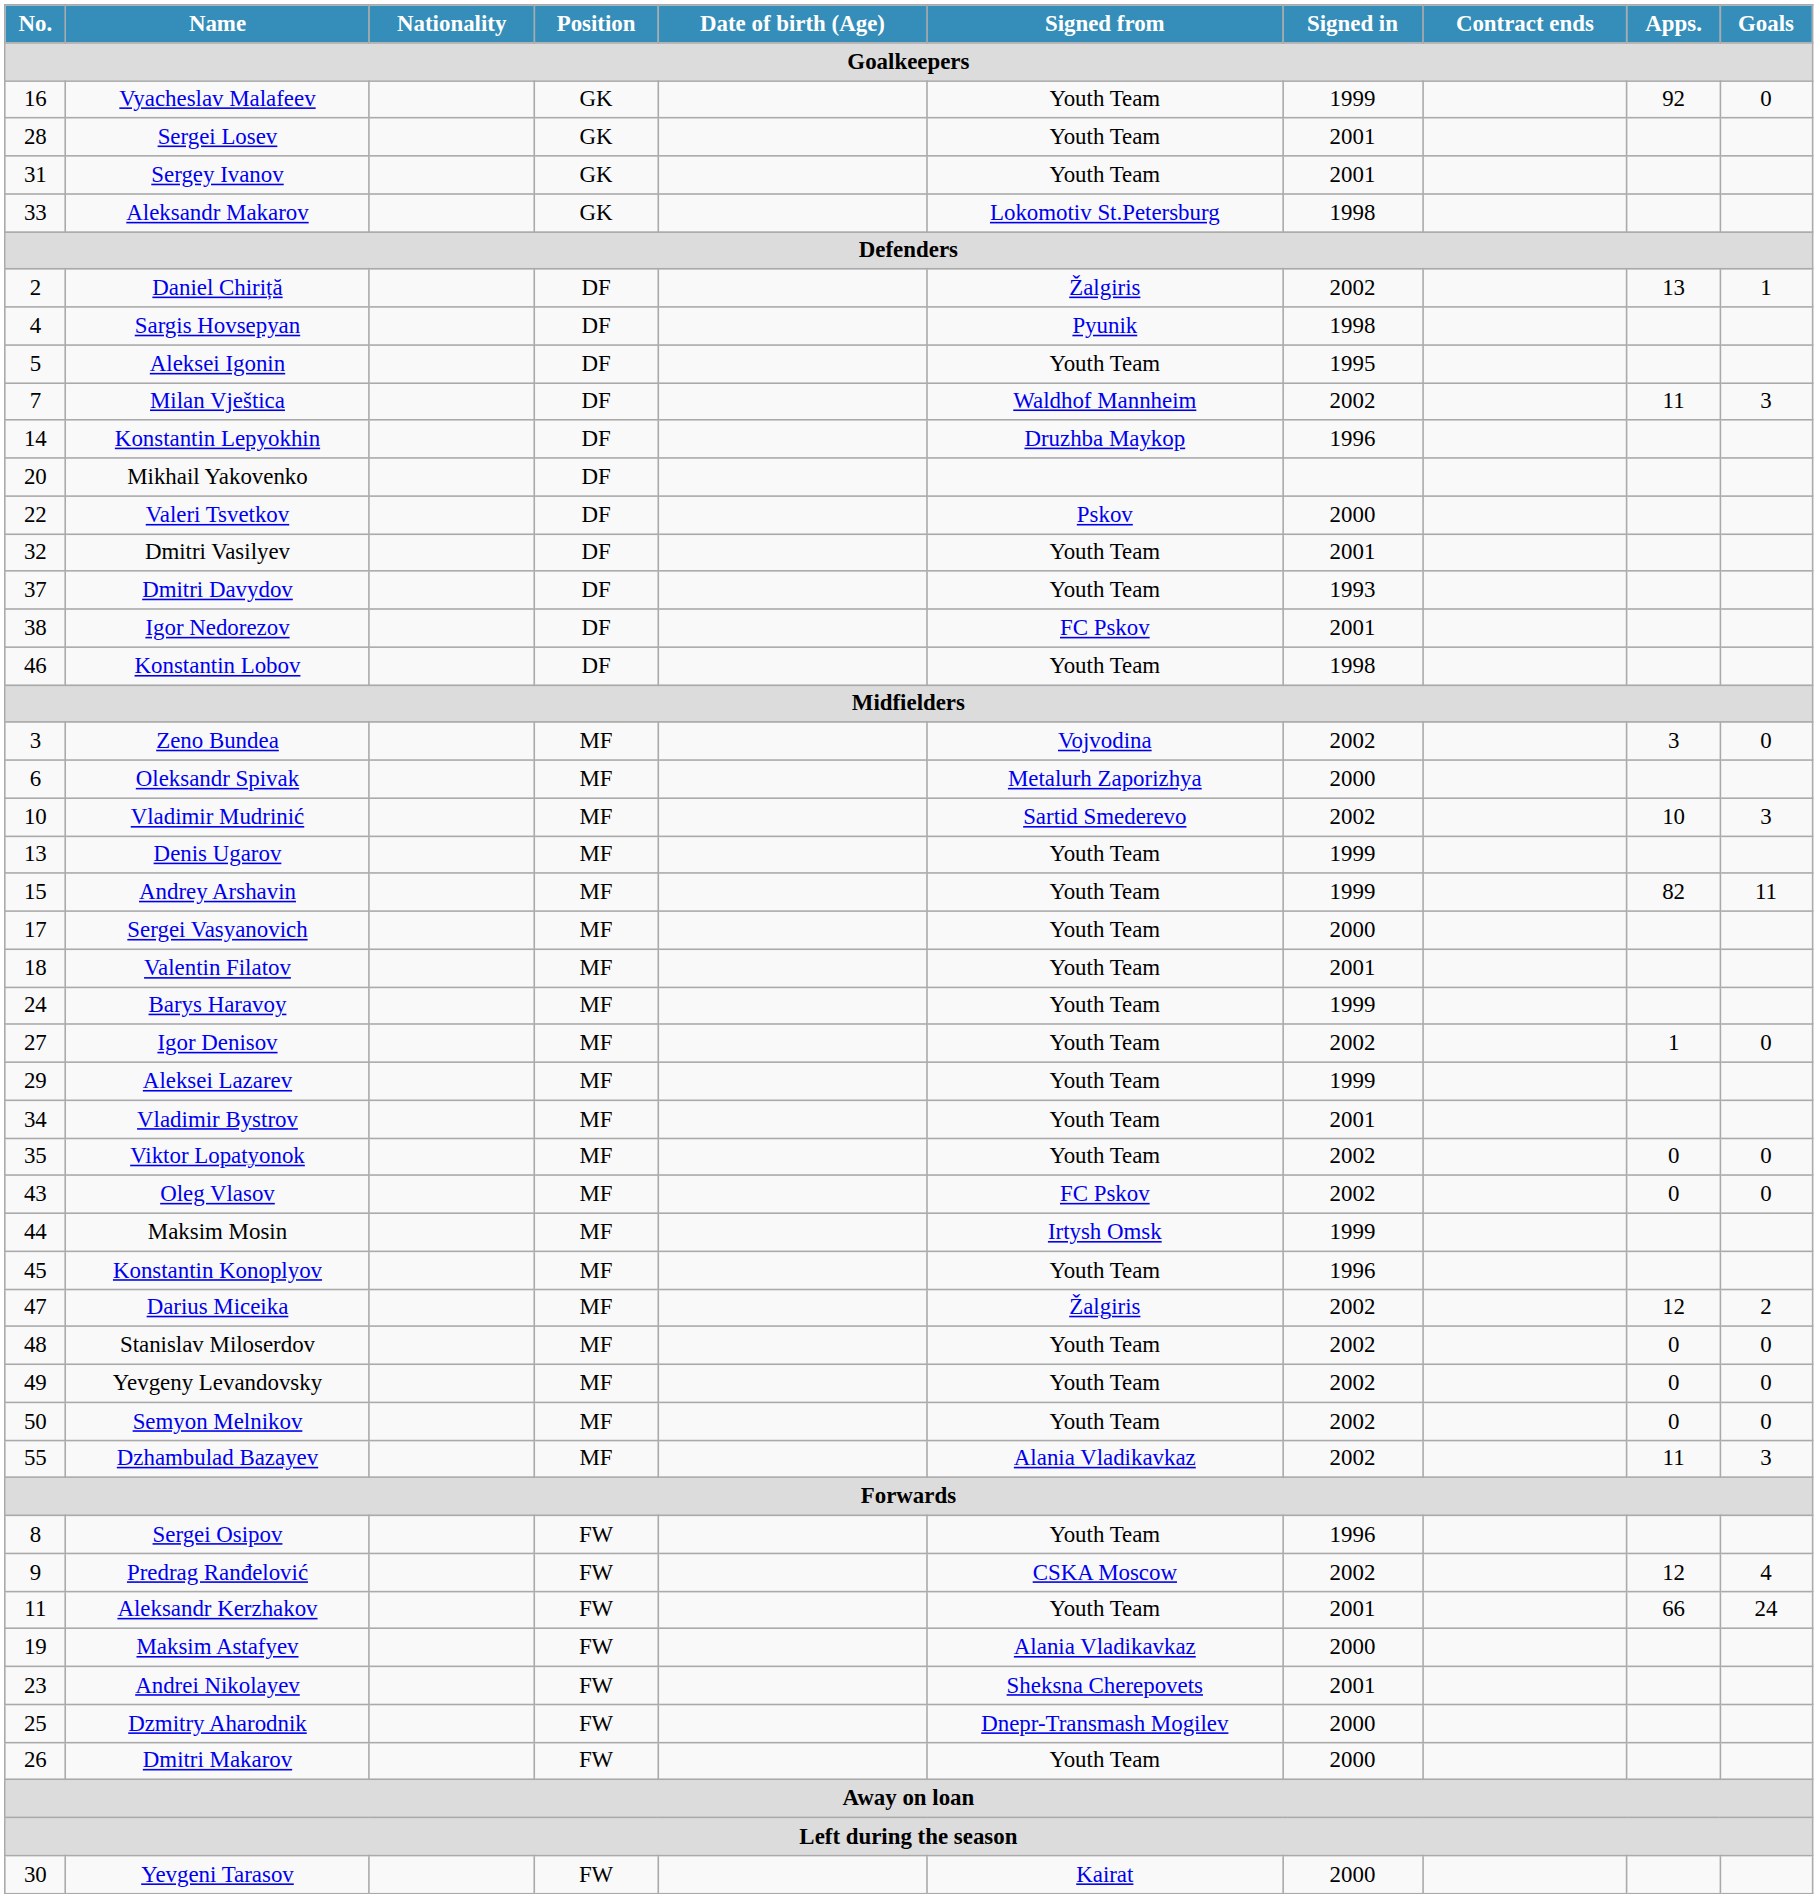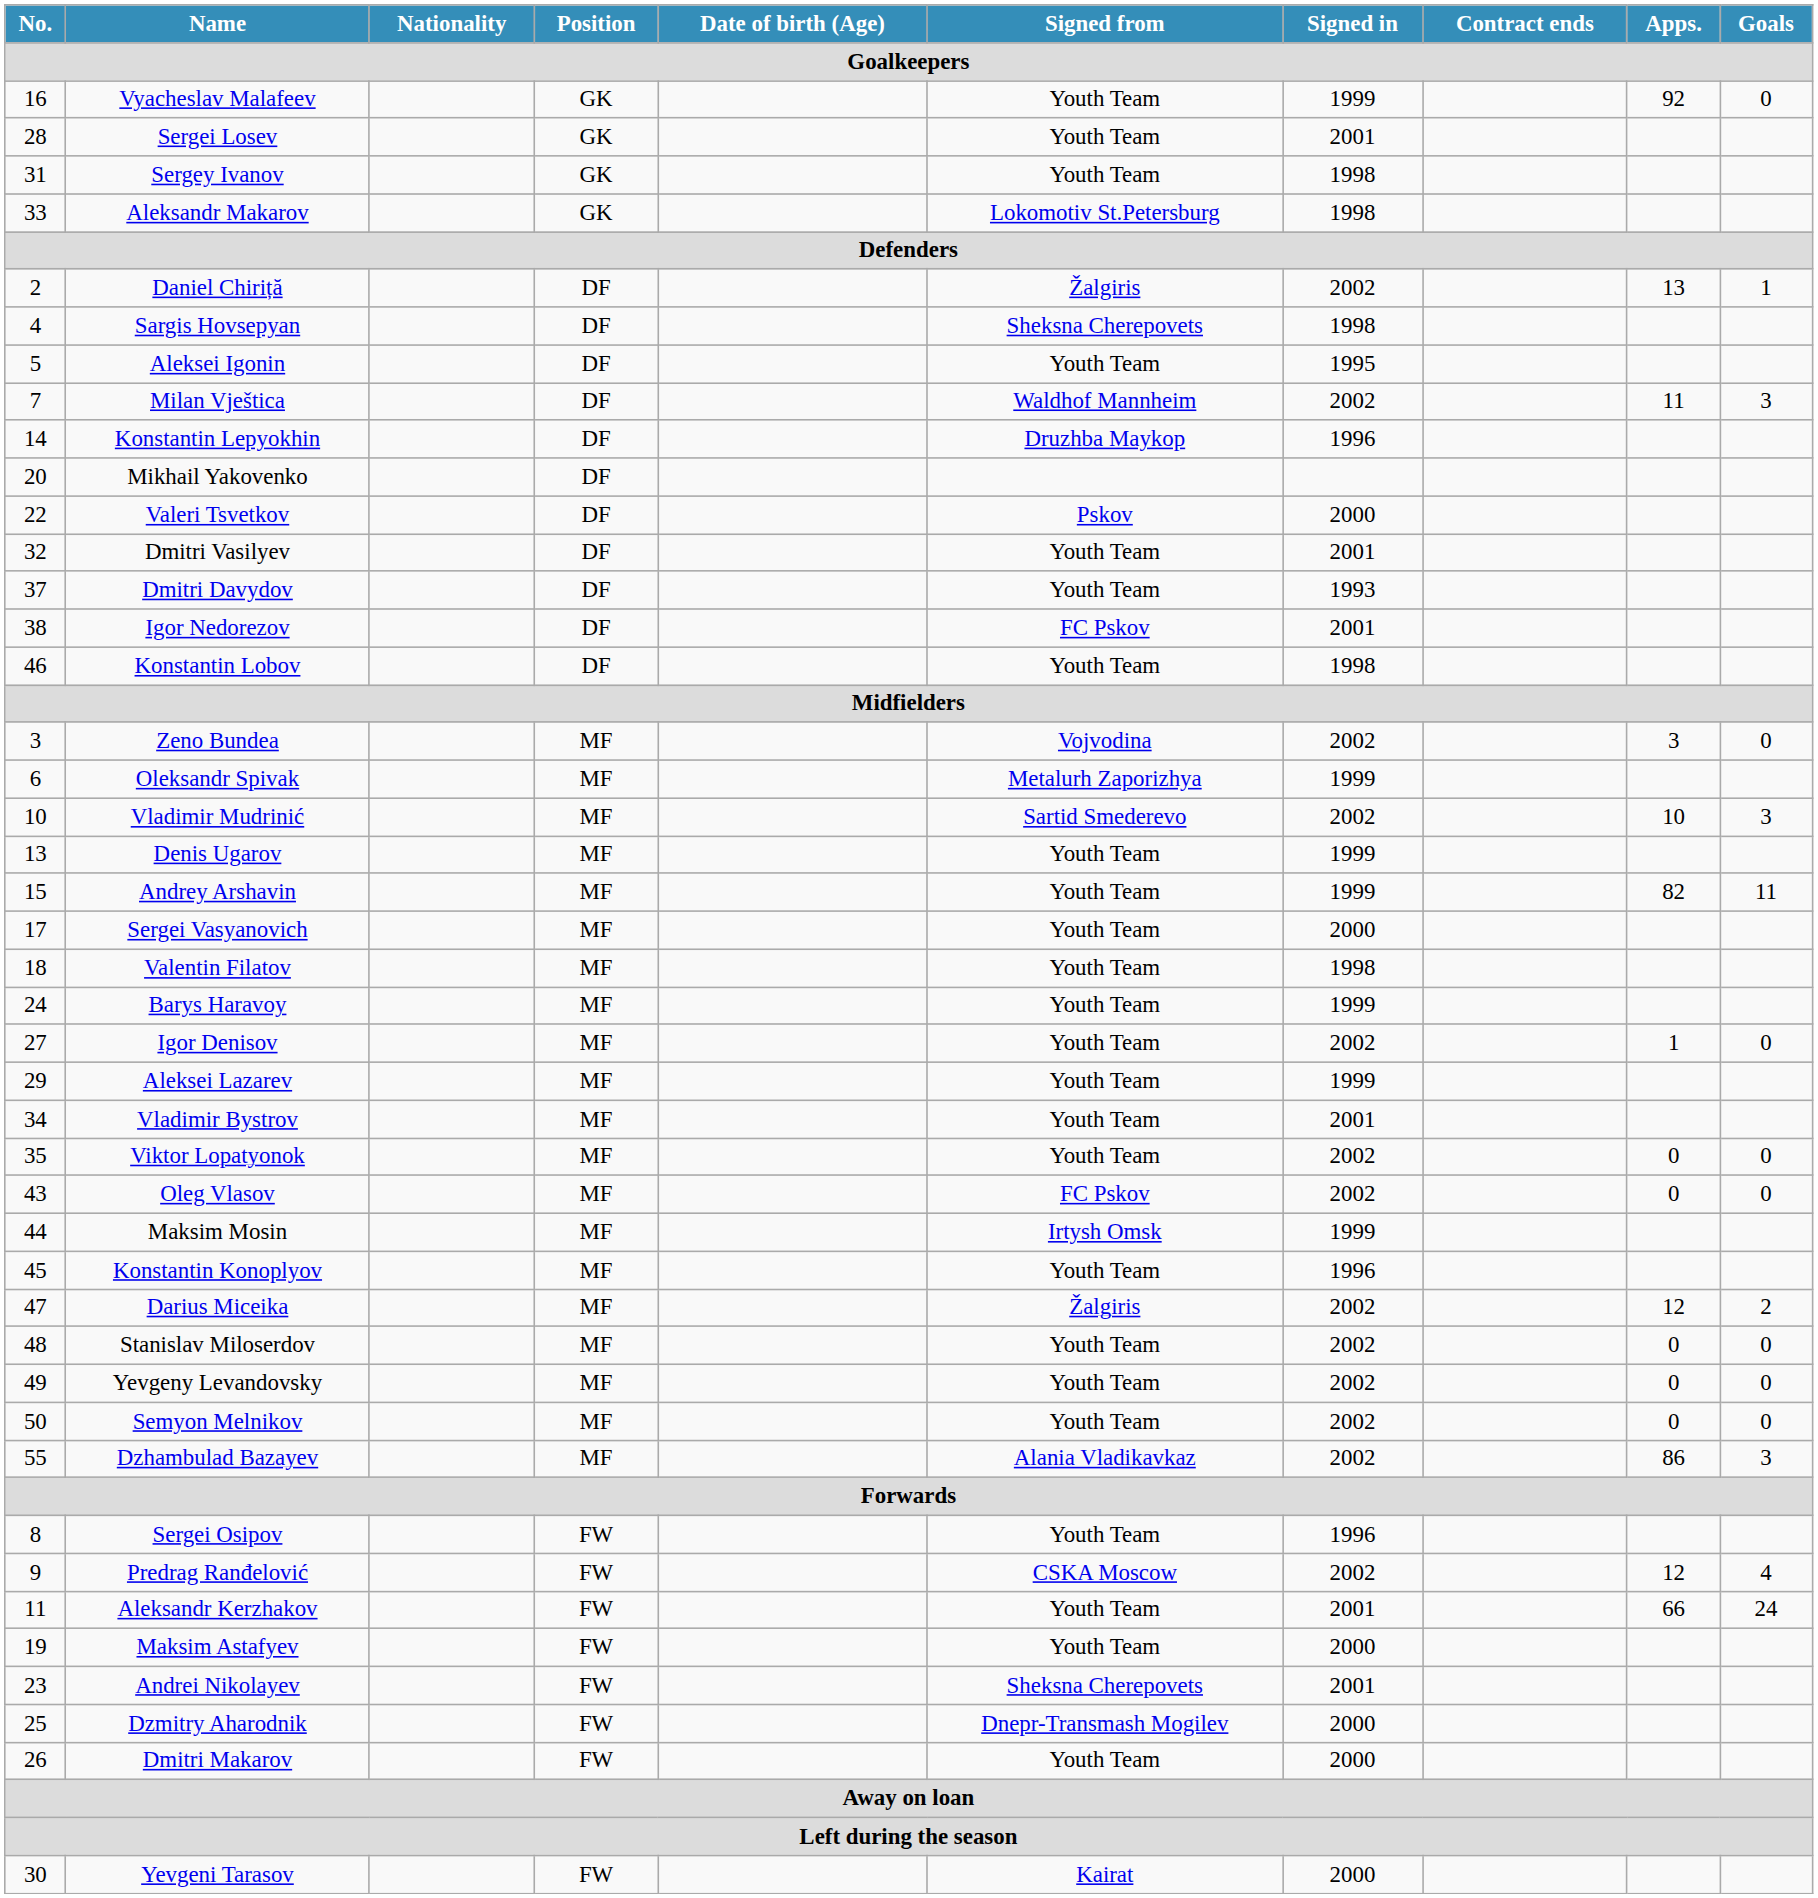(1352, 174) 2001 -> (1352, 174) 1998
(1105, 325) Pyunik -> (1105, 325) Sheksna Cherepovets
(1352, 779) 2000 -> (1352, 779) 1999
(1352, 967) 2001 -> (1352, 967) 1998
(1674, 1458) 11 -> (1674, 1458) 86
(1105, 1647) Alania Vladikavkaz -> (1105, 1647) Youth Team
